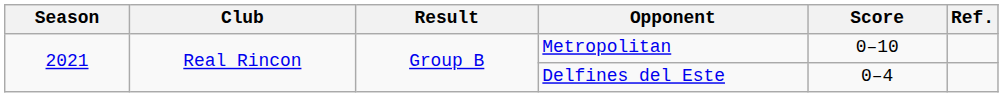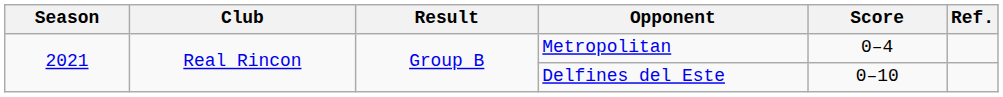(877, 48) 0–10 -> (877, 48) 0–4
(877, 77) 0–4 -> (877, 77) 0–10
